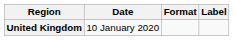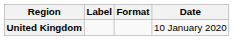columns swapped: (123, 12) <-> (214, 12)
